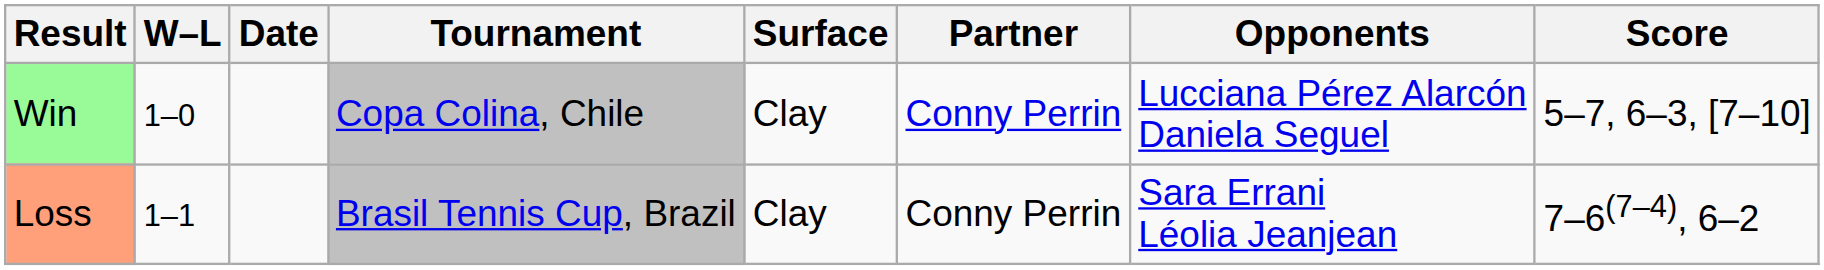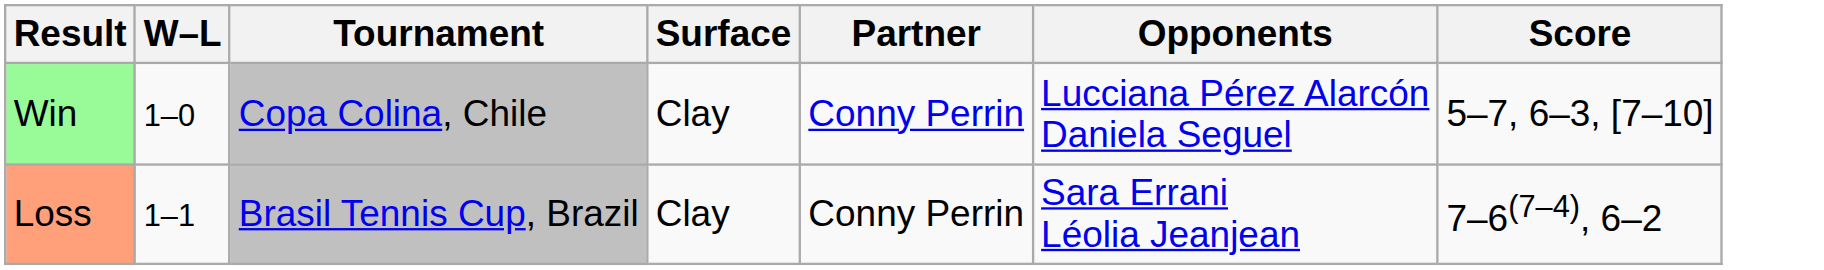- column: (279, 33)
